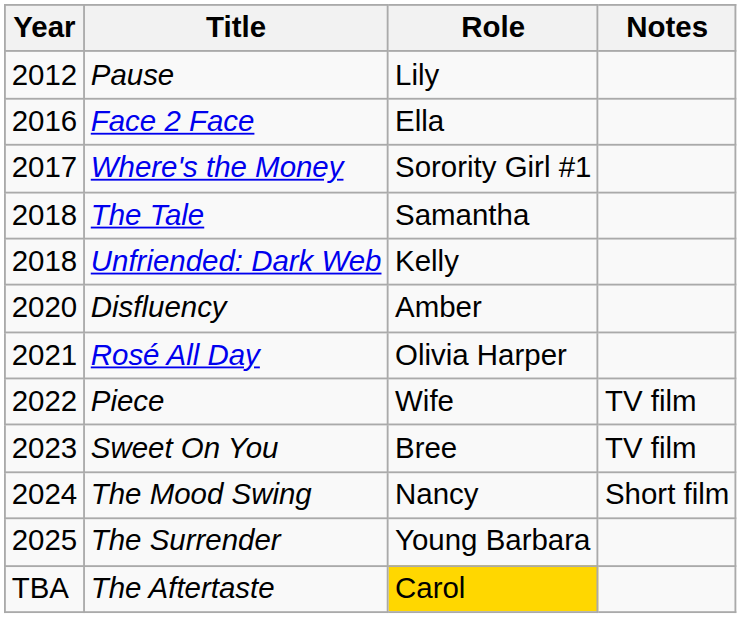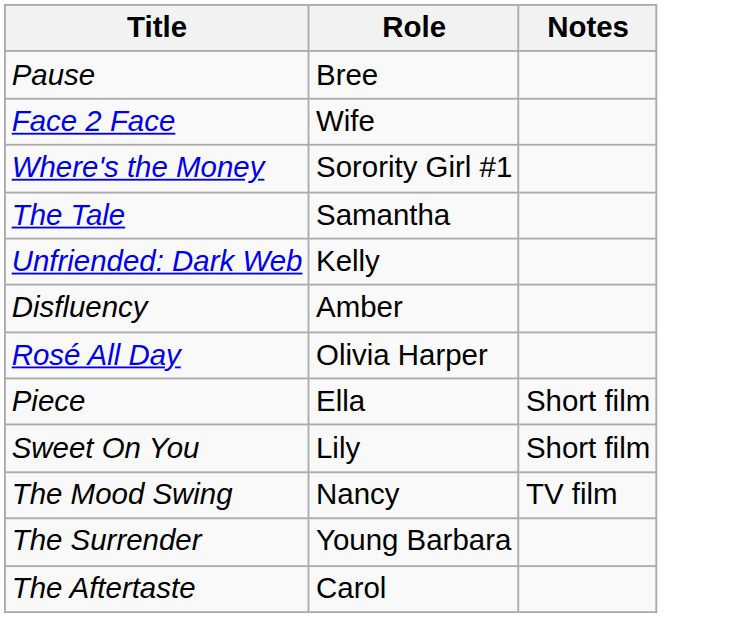- column: (44, 27)
(417, 74) Lily -> (347, 74) Bree
(420, 121) Ella -> (345, 121) Wife
(424, 401) Wife -> (341, 401) Ella
(651, 401) TV film -> (588, 401) Short film
(426, 448) Bree -> (338, 448) Lily
(651, 448) TV film -> (588, 448) Short film
(667, 494) Short film -> (572, 494) TV film
(430, 588) gold background -> (351, 588) no background
